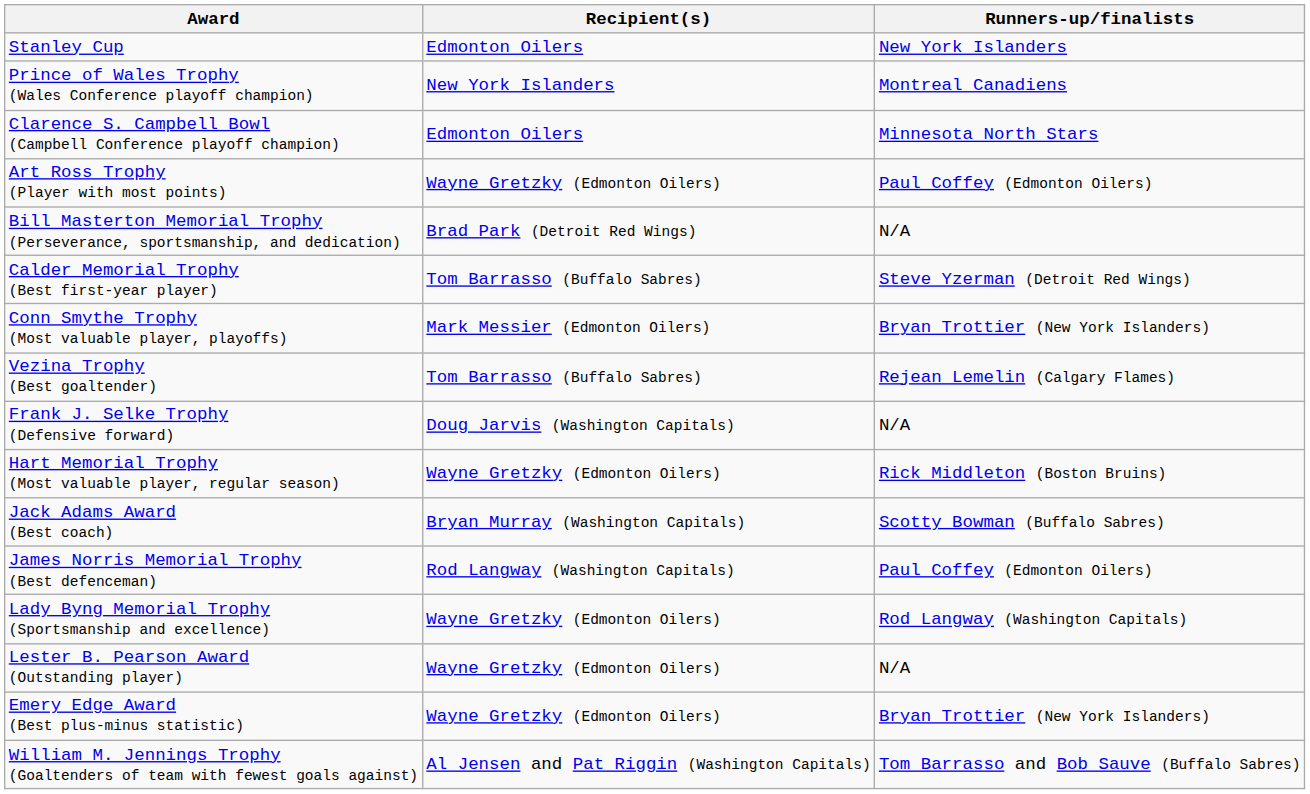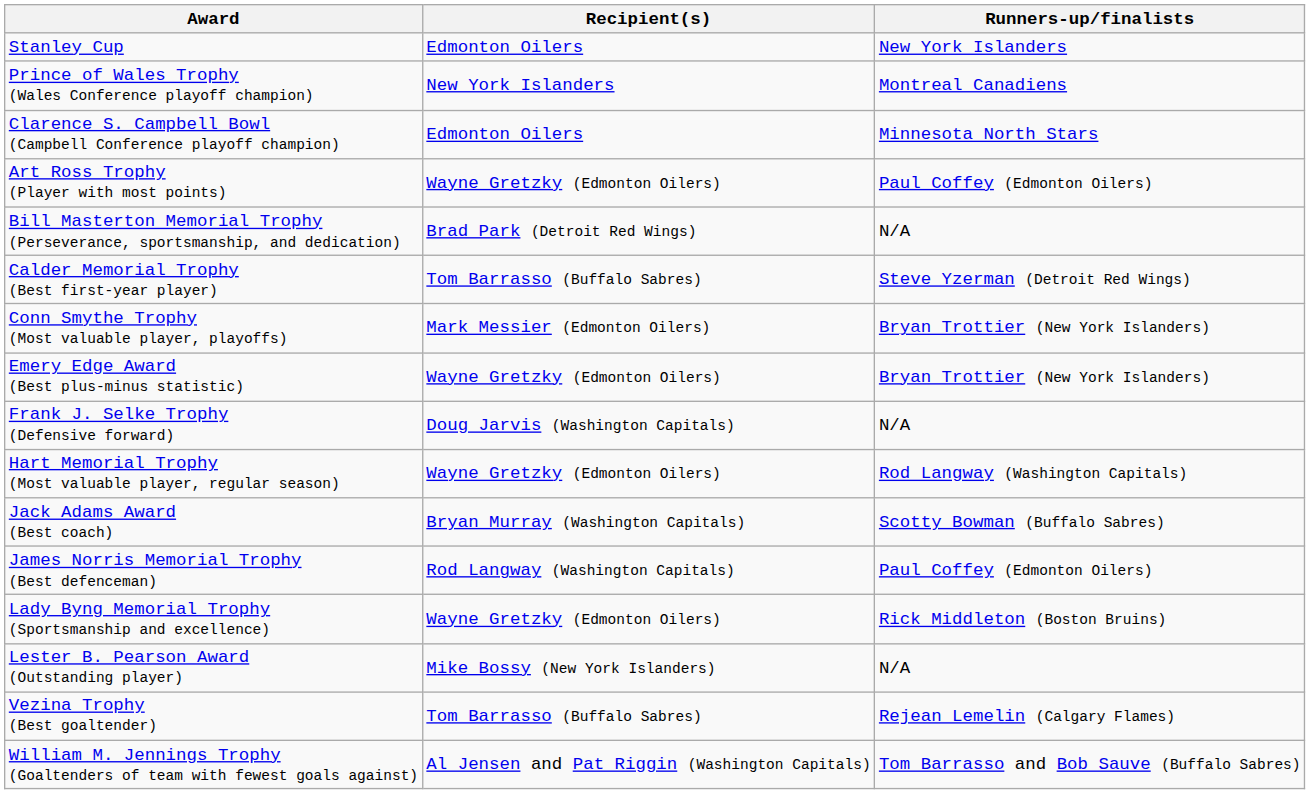rows swapped: (126, 715) <-> (83, 376)
(1023, 474) Rick Middleton (Boston Bruins) -> (1033, 474) Rod Langway (Washington Capitals)
(1033, 619) Rod Langway (Washington Capitals) -> (1023, 619) Rick Middleton (Boston Bruins)
(574, 668) Wayne Gretzky (Edmonton Oilers) -> (571, 668) Mike Bossy (New York Islanders)
